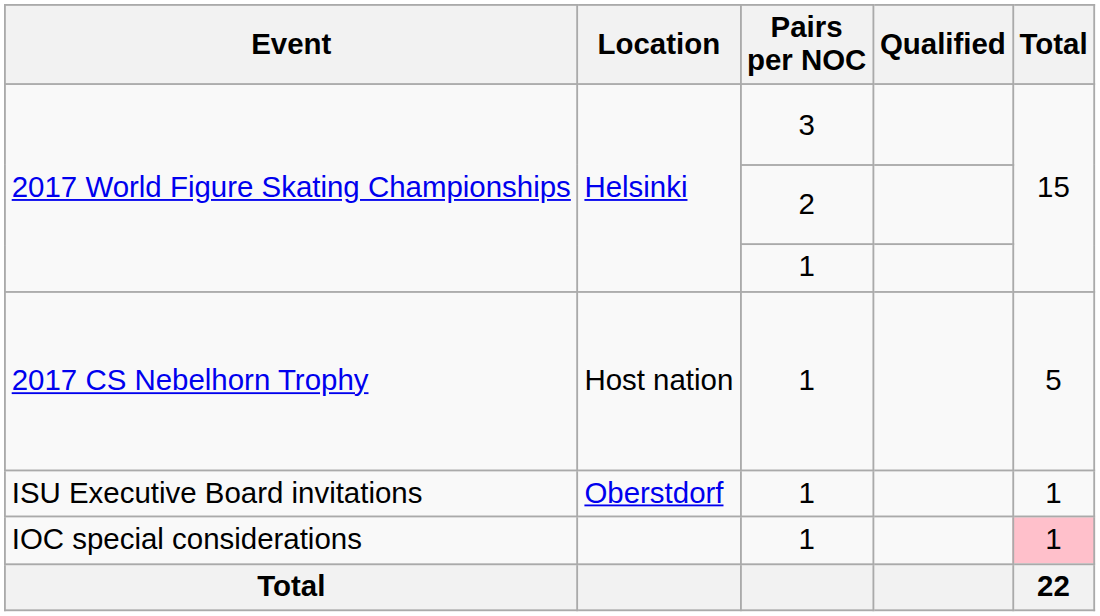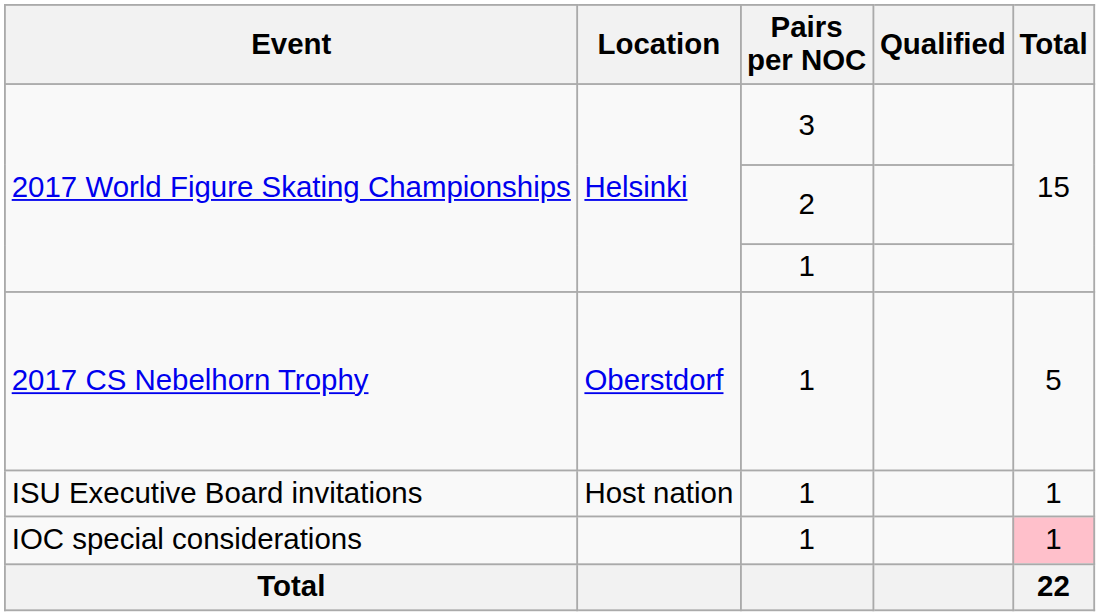(659, 380) Host nation -> (654, 380) Oberstdorf
(654, 493) Oberstdorf -> (659, 493) Host nation
